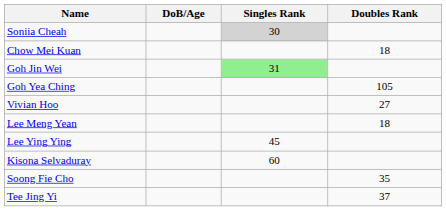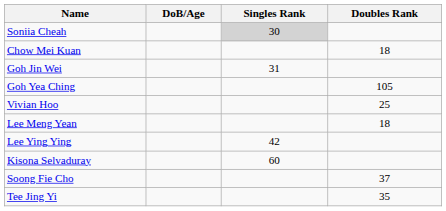(274, 68) lightgreen background -> (274, 68) no background
(385, 105) 27 -> (385, 105) 25
(274, 141) 45 -> (274, 141) 42
(385, 178) 35 -> (385, 178) 37
(385, 196) 37 -> (385, 196) 35
